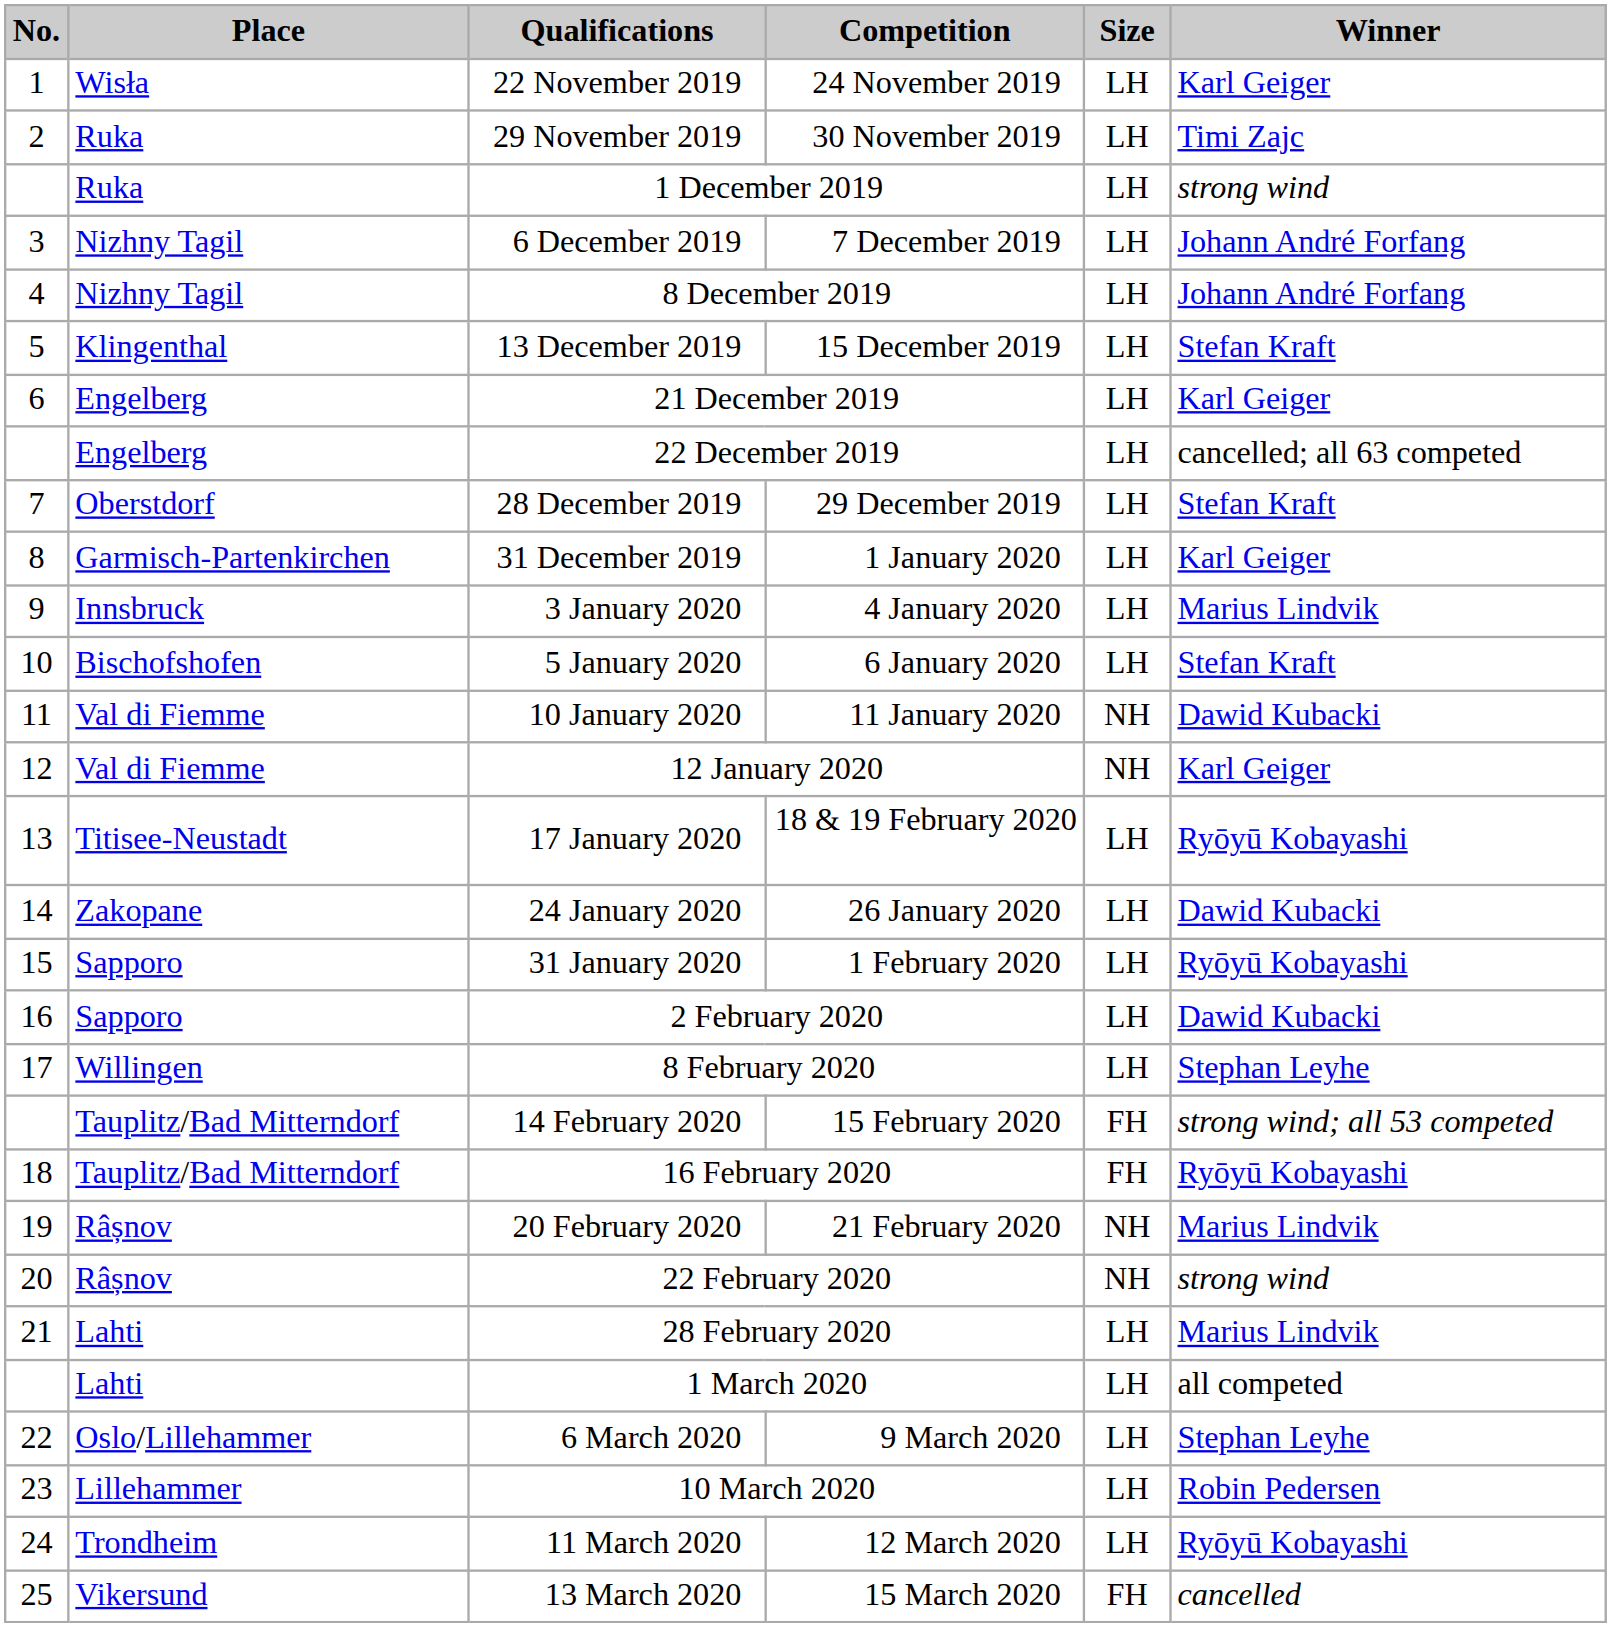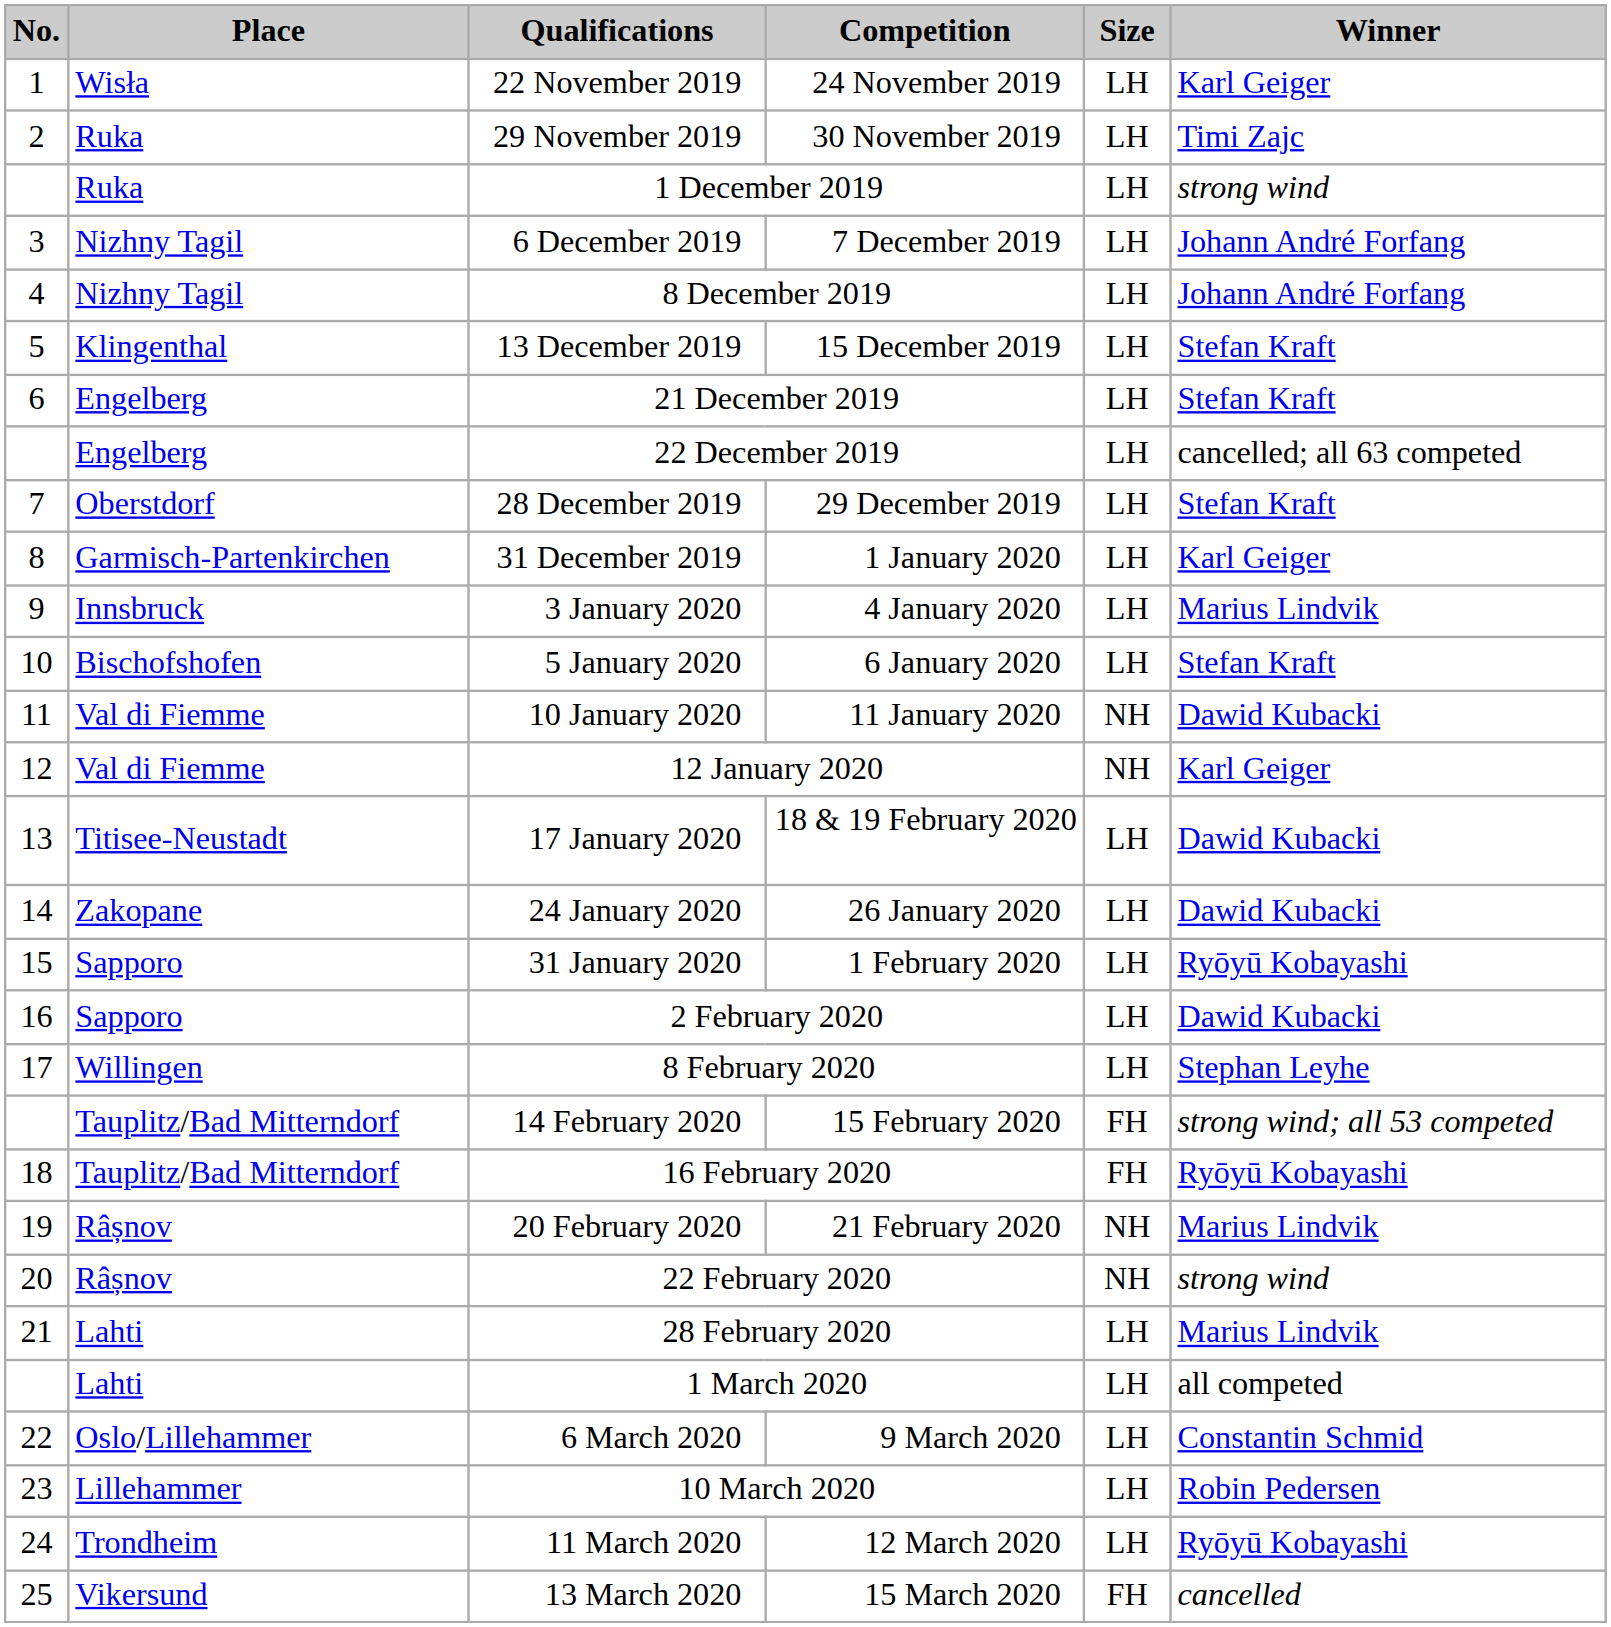(1254, 399) Karl Geiger -> (1257, 399) Stefan Kraft
(1293, 839) Ryōyū Kobayashi -> (1279, 839) Dawid Kubacki
(1274, 1436) Stephan Leyhe -> (1300, 1436) Constantin Schmid
